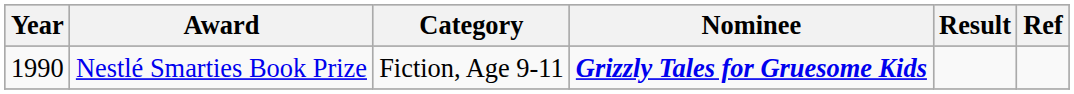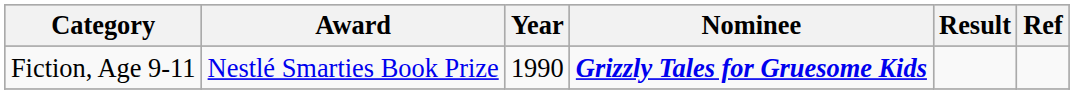columns swapped: (37, 25) <-> (471, 25)
